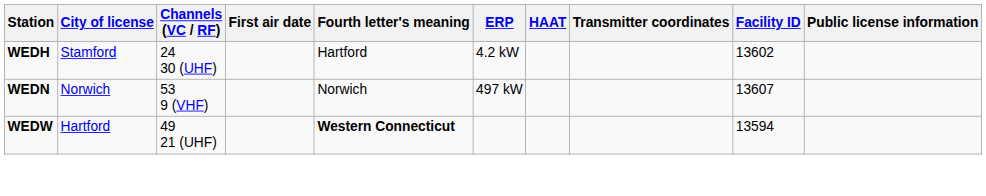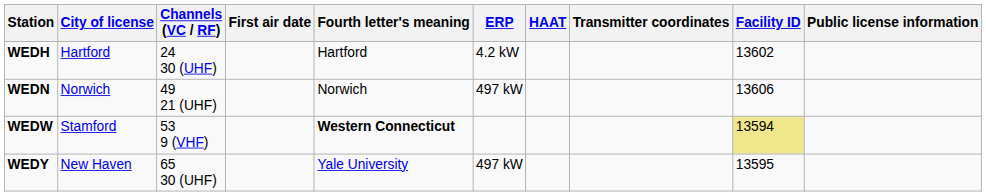(88, 52) Stamford -> (85, 52) Hartford
(184, 97) 53 9 (VHF) -> (188, 97) 49 21 (UHF)
(755, 90) 13607 -> (755, 90) 13606
(85, 127) Hartford -> (88, 127) Stamford
(188, 135) 49 21 (UHF) -> (184, 135) 53 9 (VHF)
(755, 127) no background -> (755, 127) khaki background
+ row: (28, 164)
